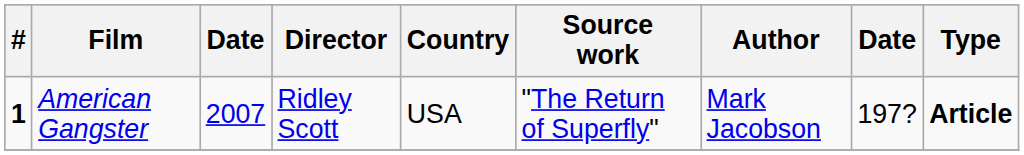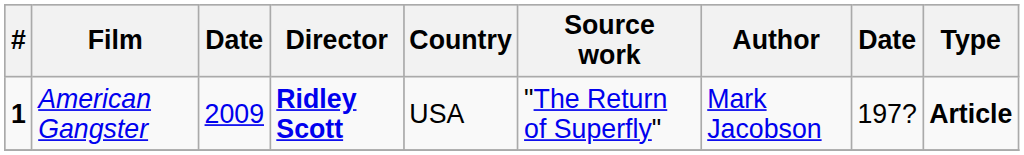(236, 113) 2007 -> (234, 113) 2009
(315, 113) normal -> (316, 113) bold
